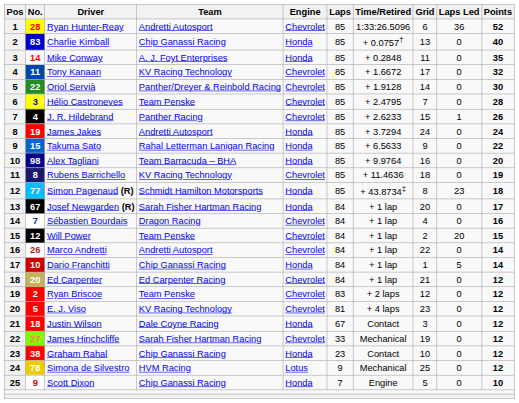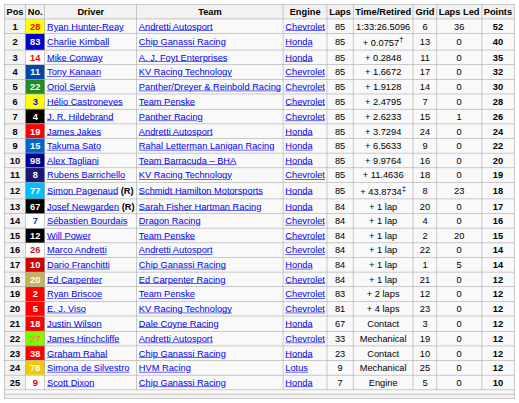(200, 338) Sarah Fisher Hartman Racing -> (176, 338) Andretti Autosport
